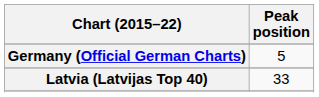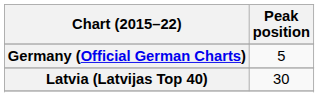(281, 79) 33 -> (281, 79) 30
